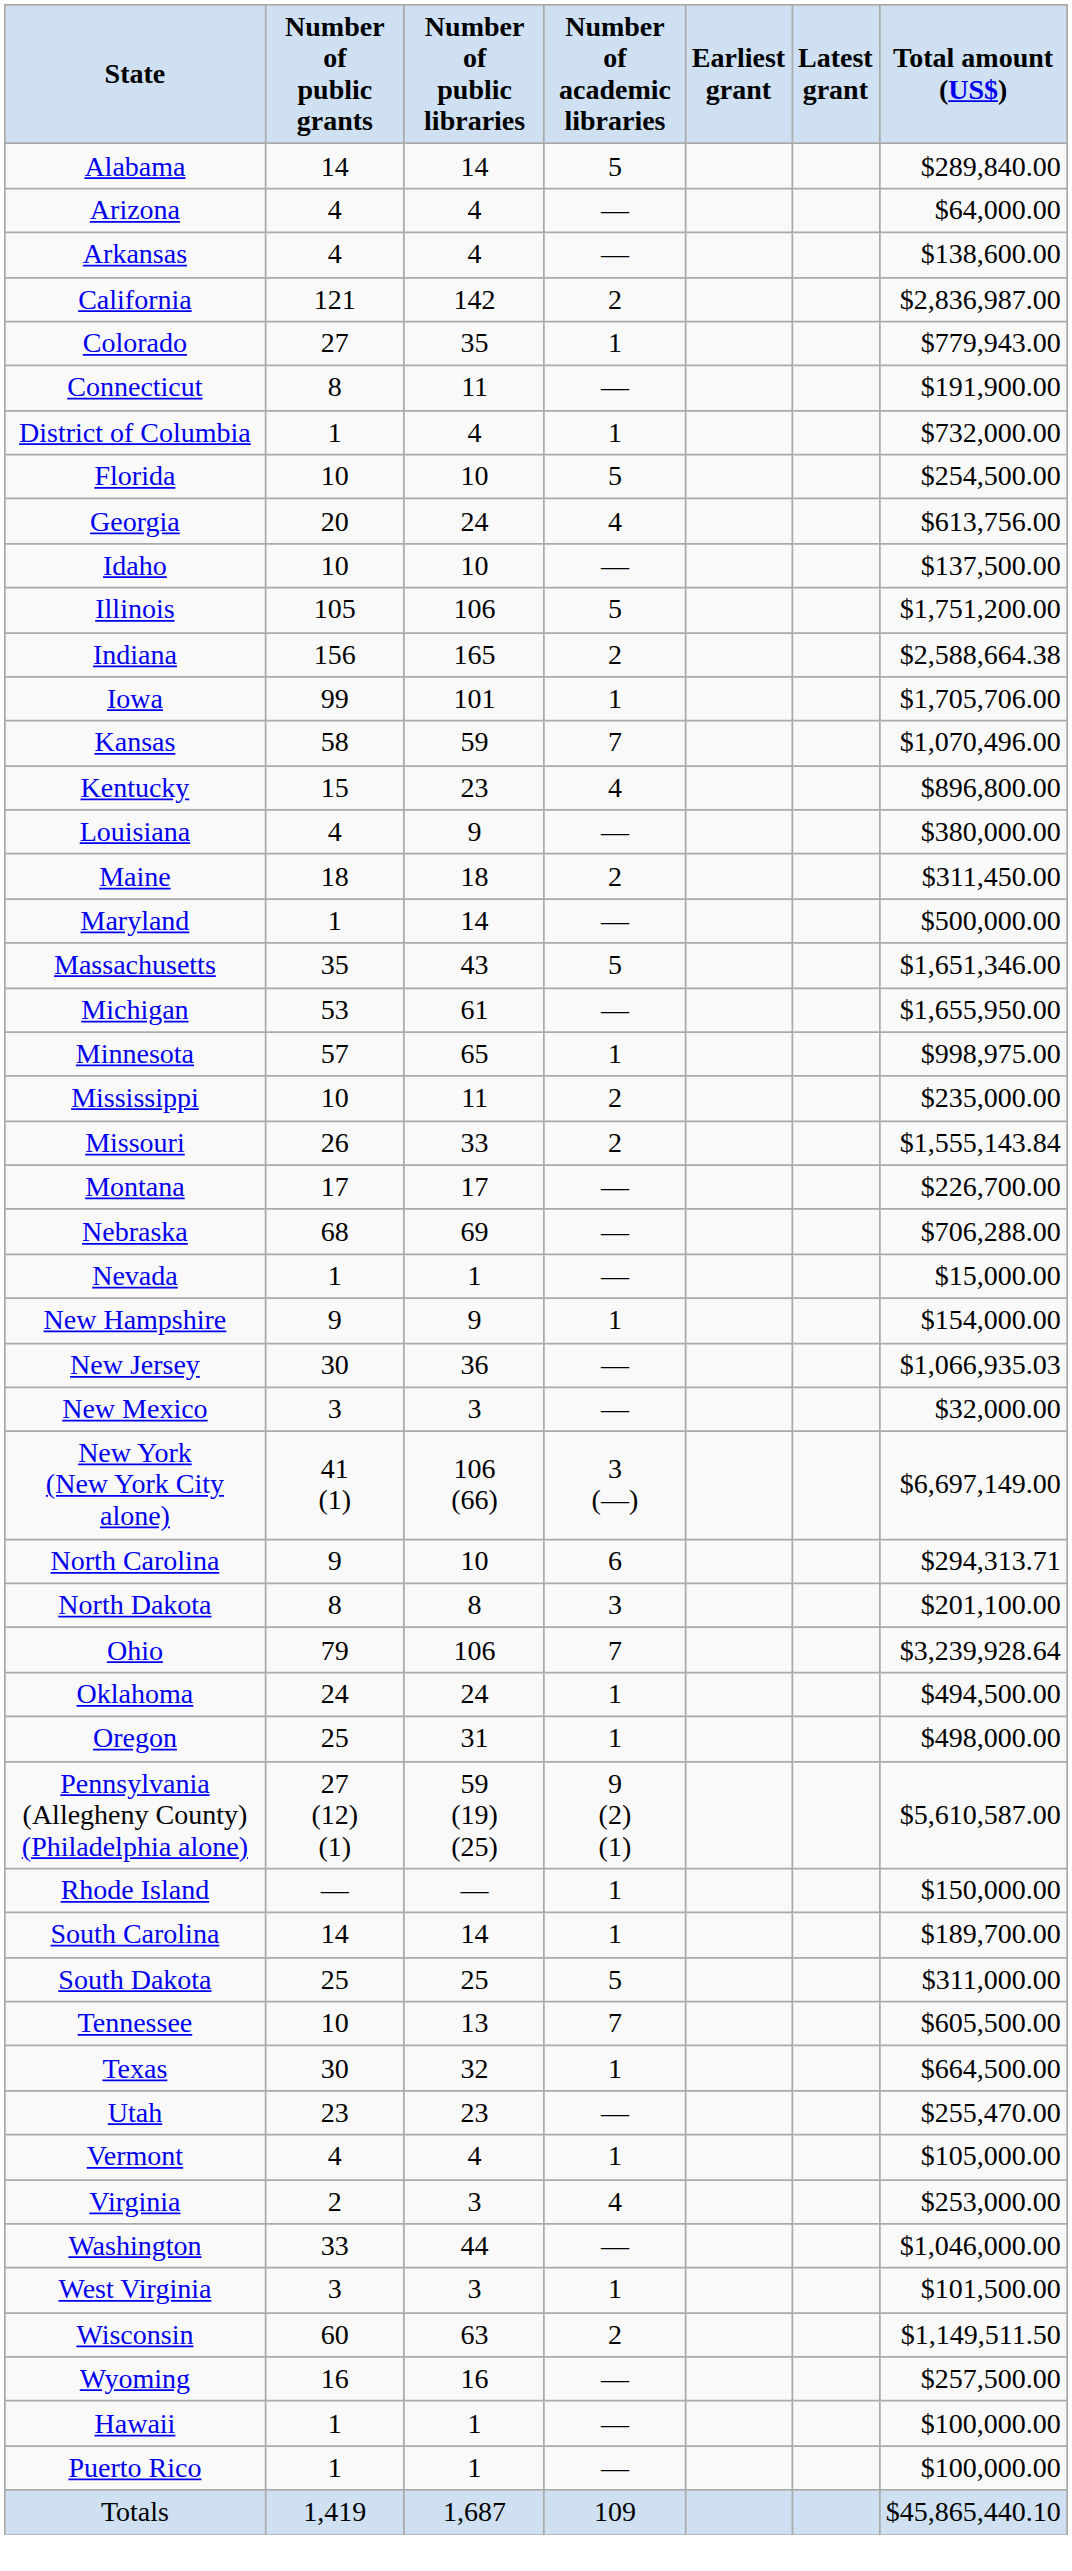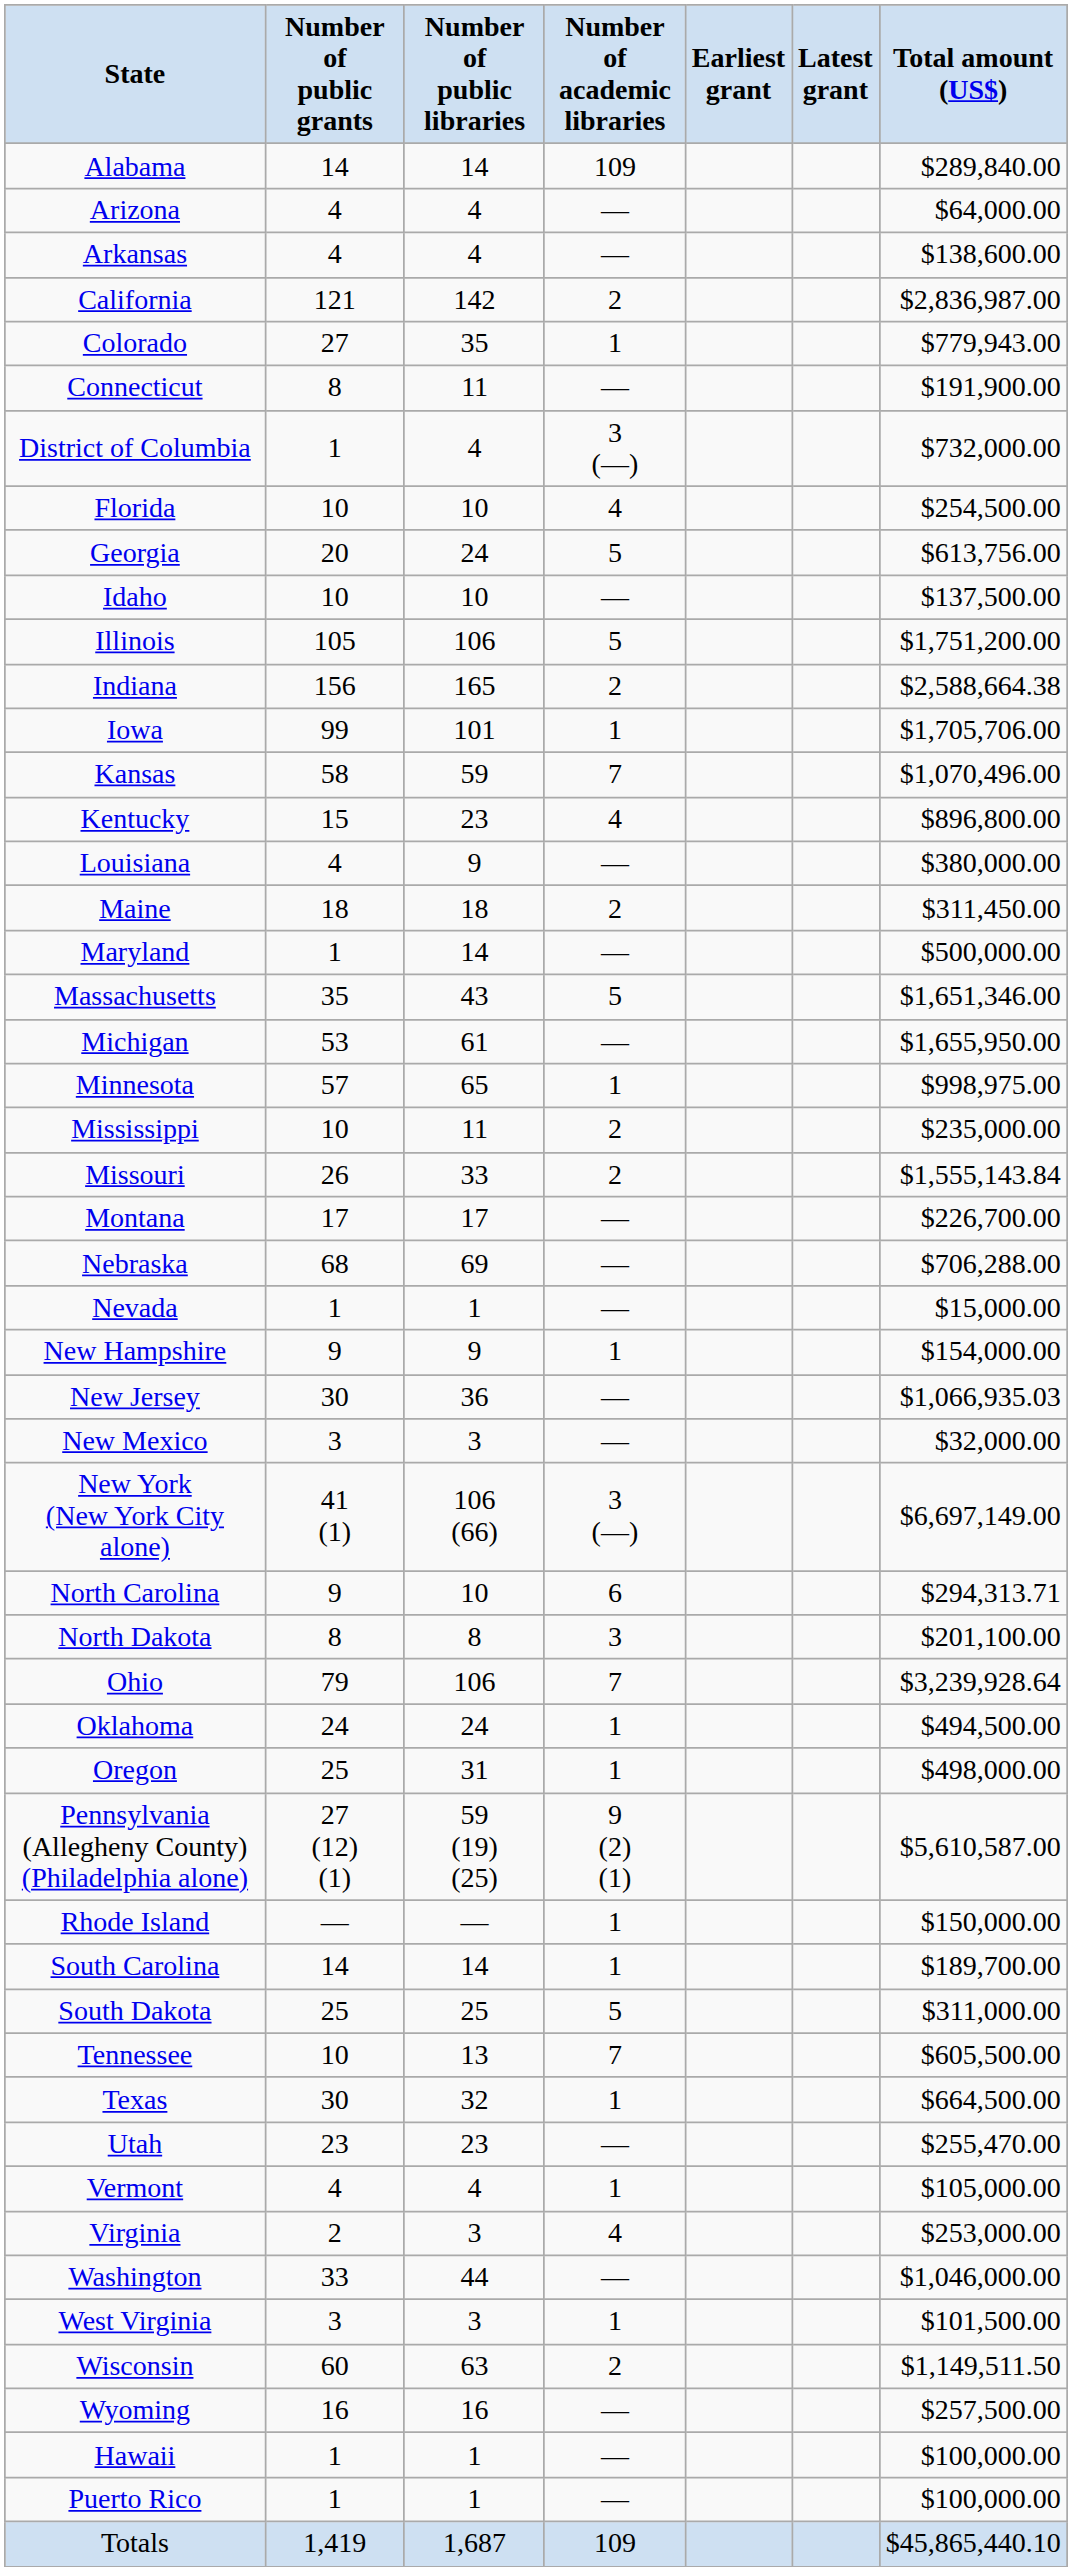(615, 165) 5 -> (615, 165) 109
(615, 432) 1 -> (615, 447) 3 (—)
(615, 476) 5 -> (615, 507) 4
(615, 520) 4 -> (615, 552) 5
